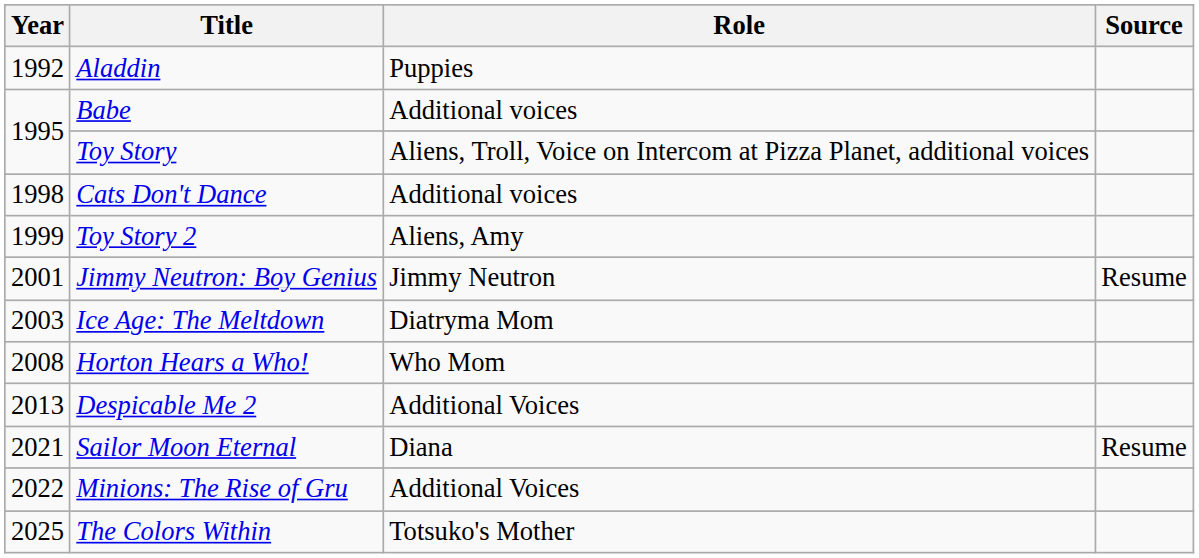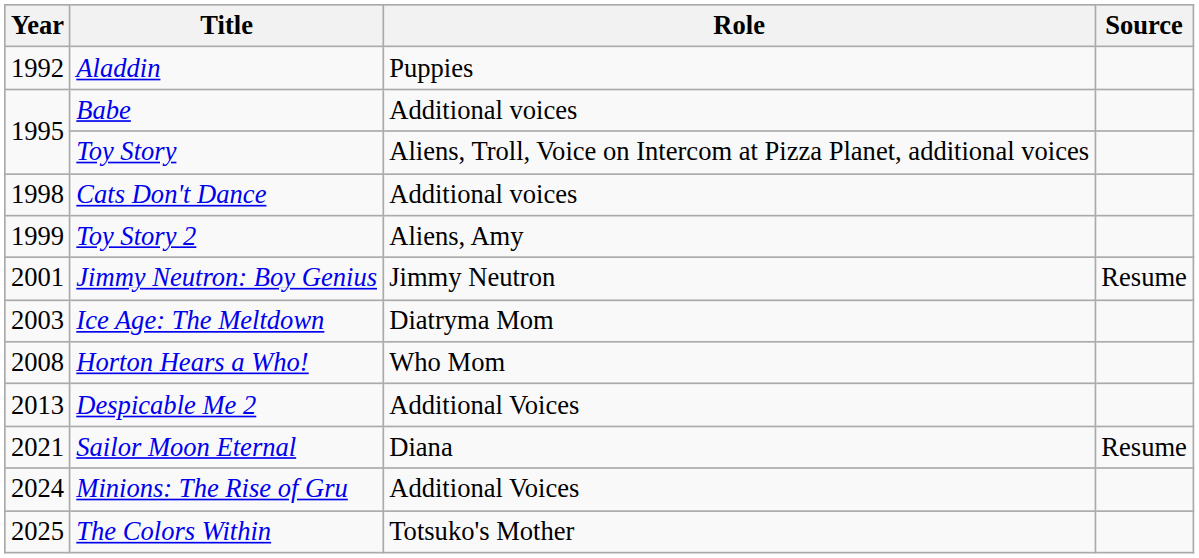(38, 488) 2022 -> (38, 488) 2024
